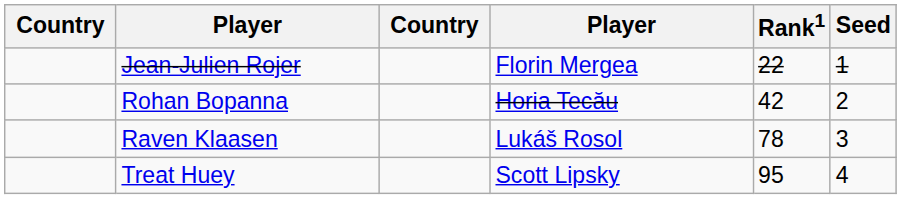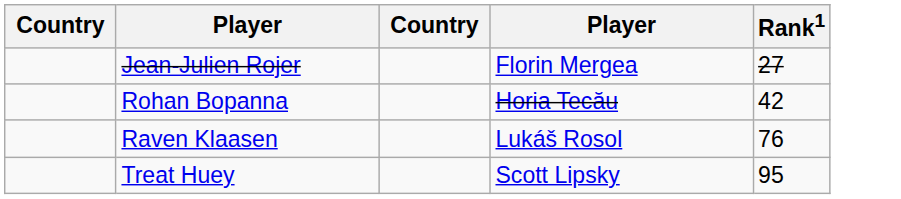- column: (863, 25)
(771, 65) 22 -> (771, 65) 27
(771, 138) 78 -> (771, 138) 76
